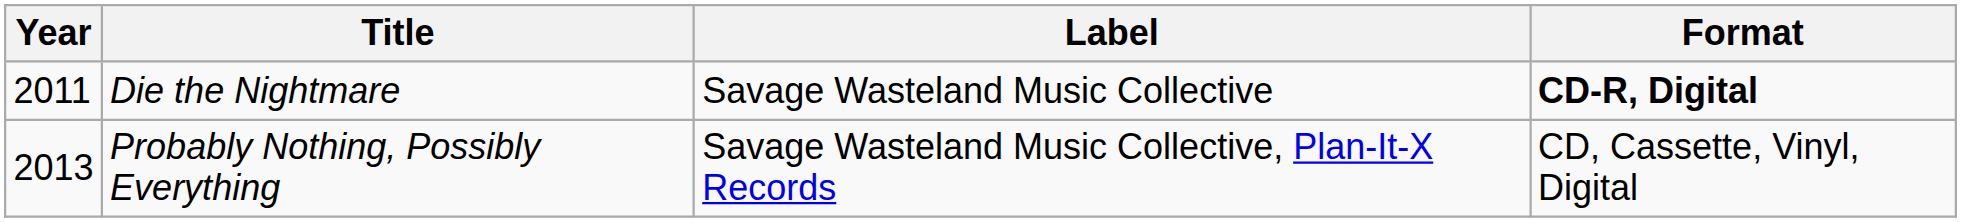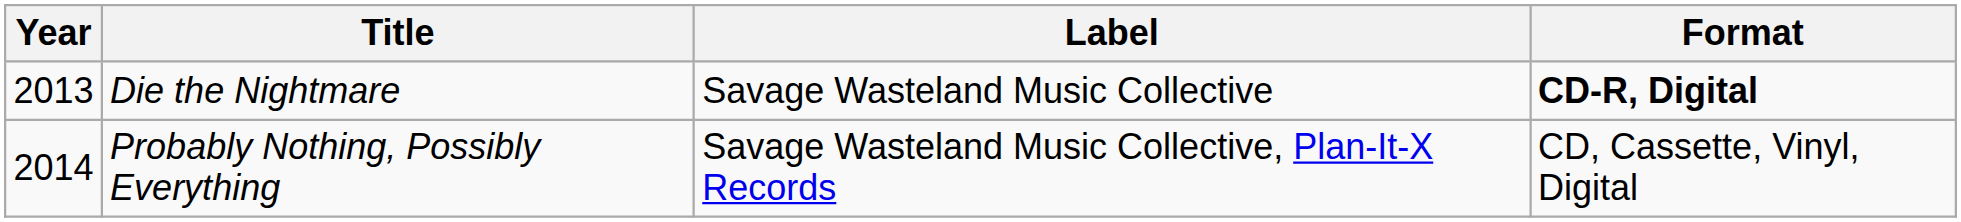(52, 90) 2011 -> (53, 90) 2013
(53, 167) 2013 -> (53, 167) 2014
